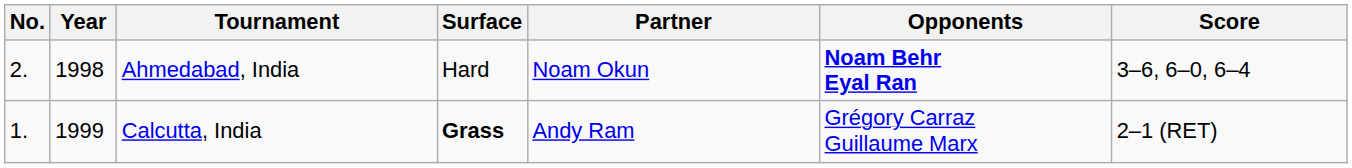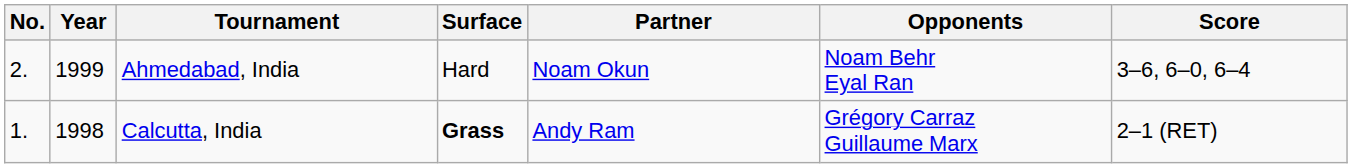(80, 69) 1998 -> (80, 69) 1999
(883, 69) bold -> (880, 69) normal
(80, 130) 1999 -> (80, 130) 1998
